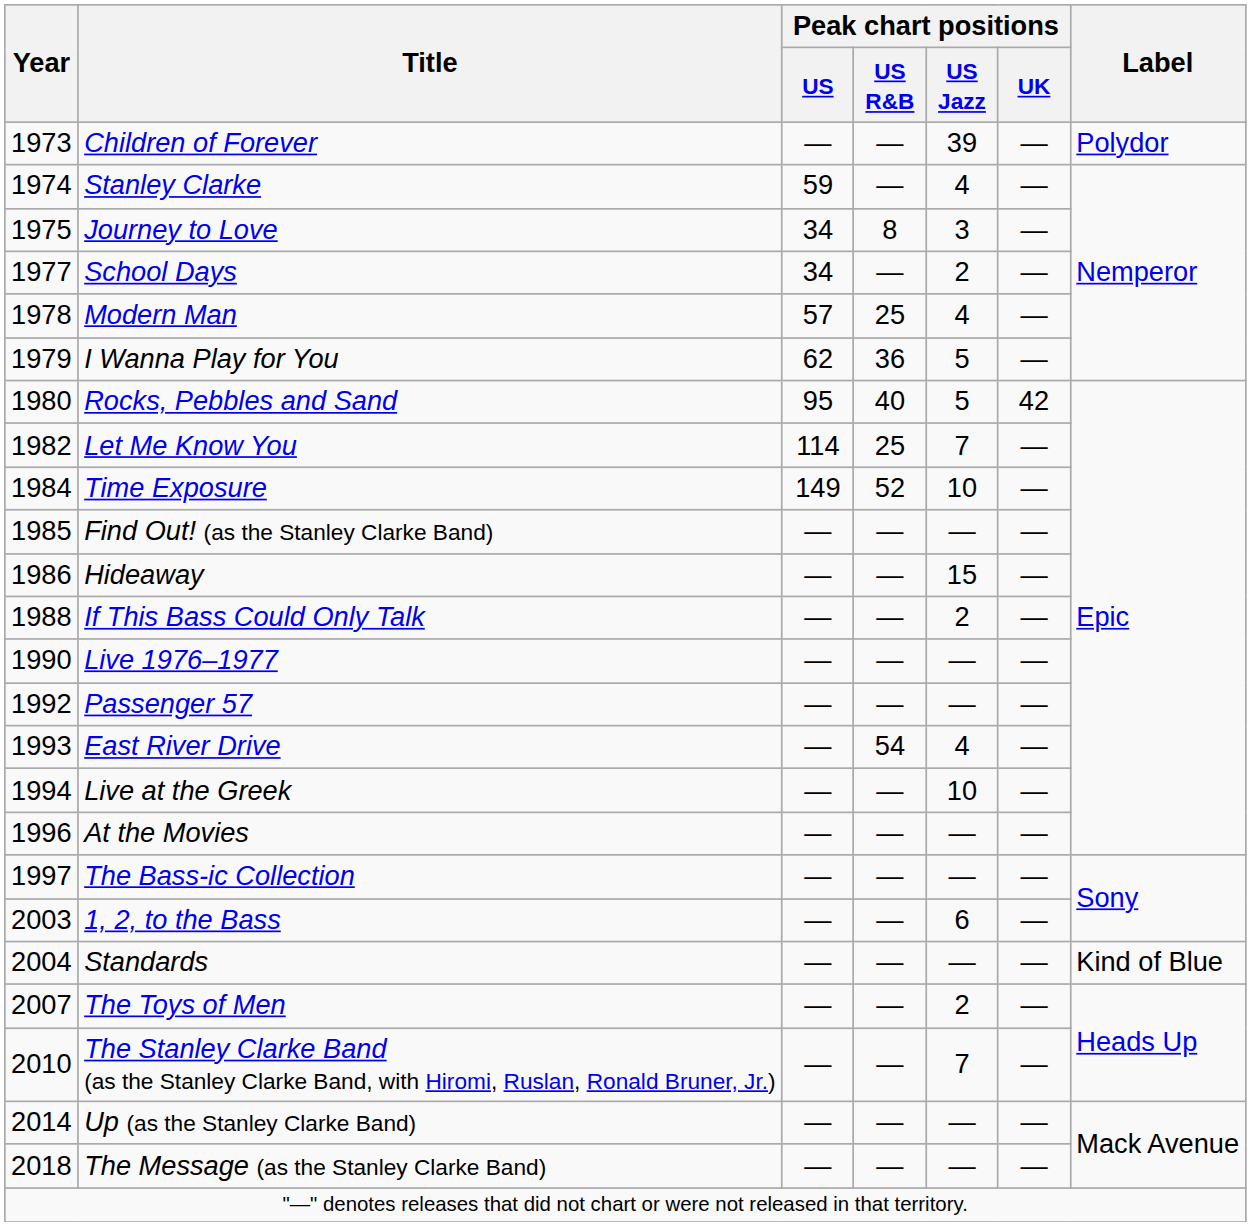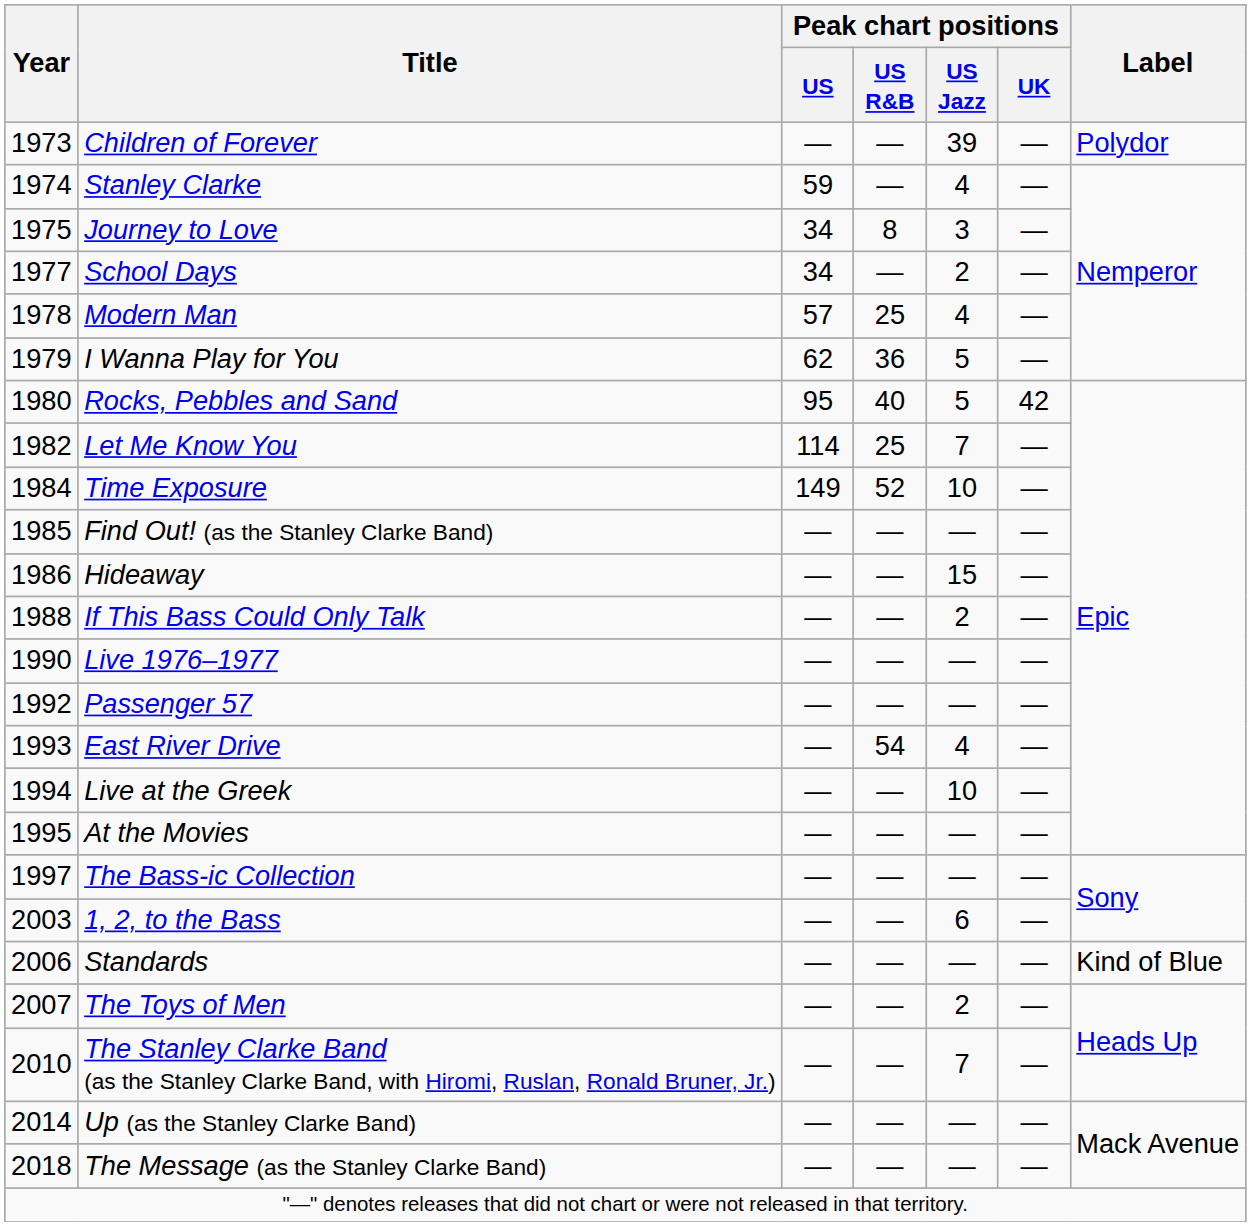(41, 833) 1996 -> (41, 833) 1995
(41, 962) 2004 -> (41, 962) 2006
